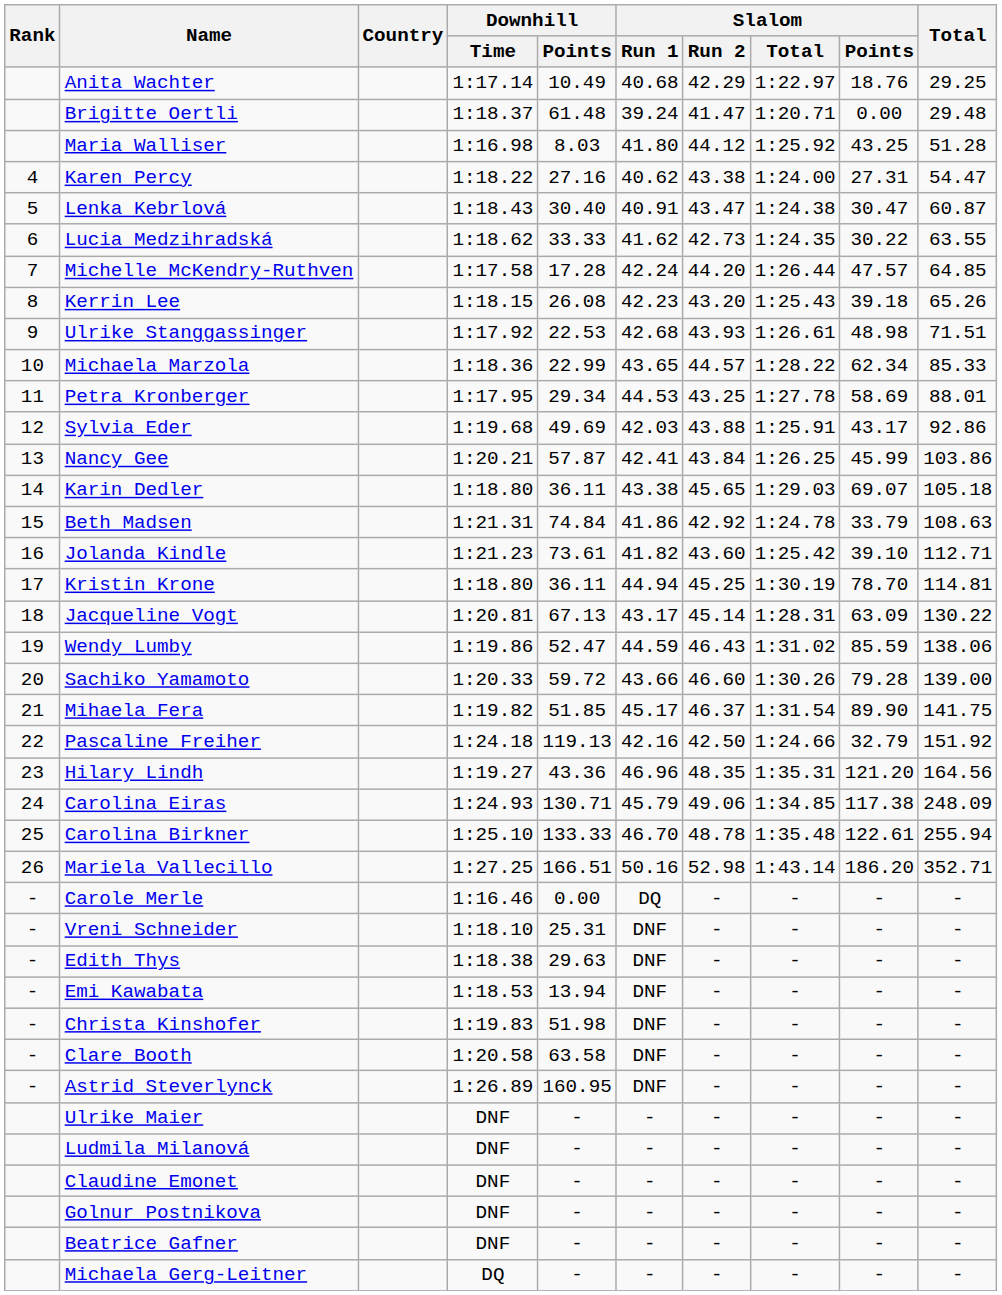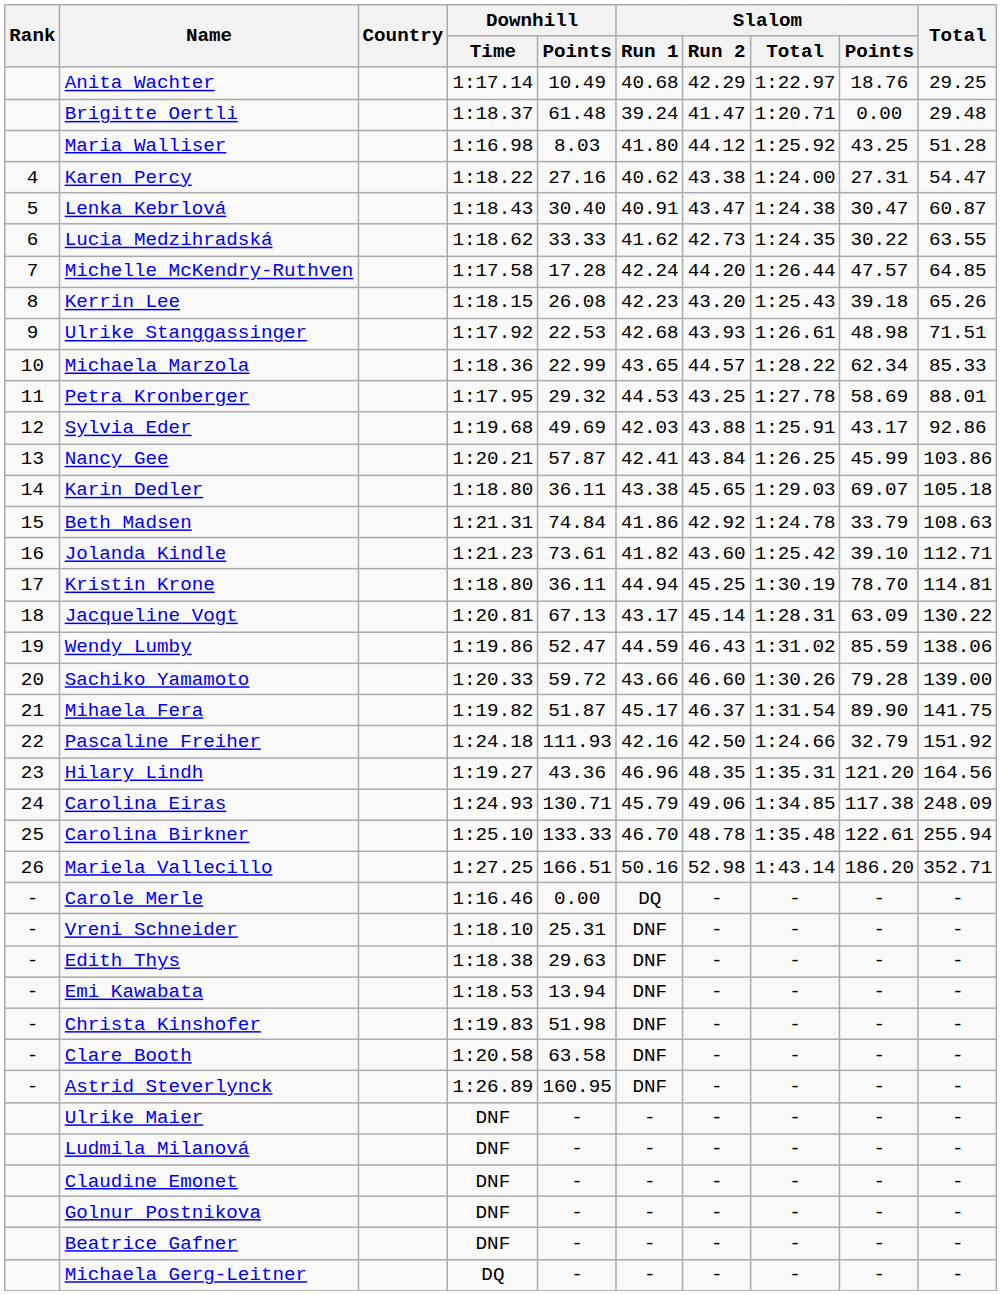(577, 397) 29.34 -> (577, 397) 29.32
(577, 710) 51.85 -> (577, 710) 51.87
(577, 742) 119.13 -> (577, 742) 111.93
